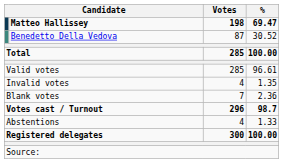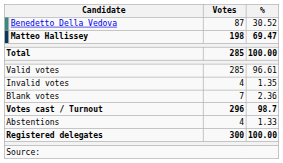rows swapped: (49, 24) <-> (64, 37)
